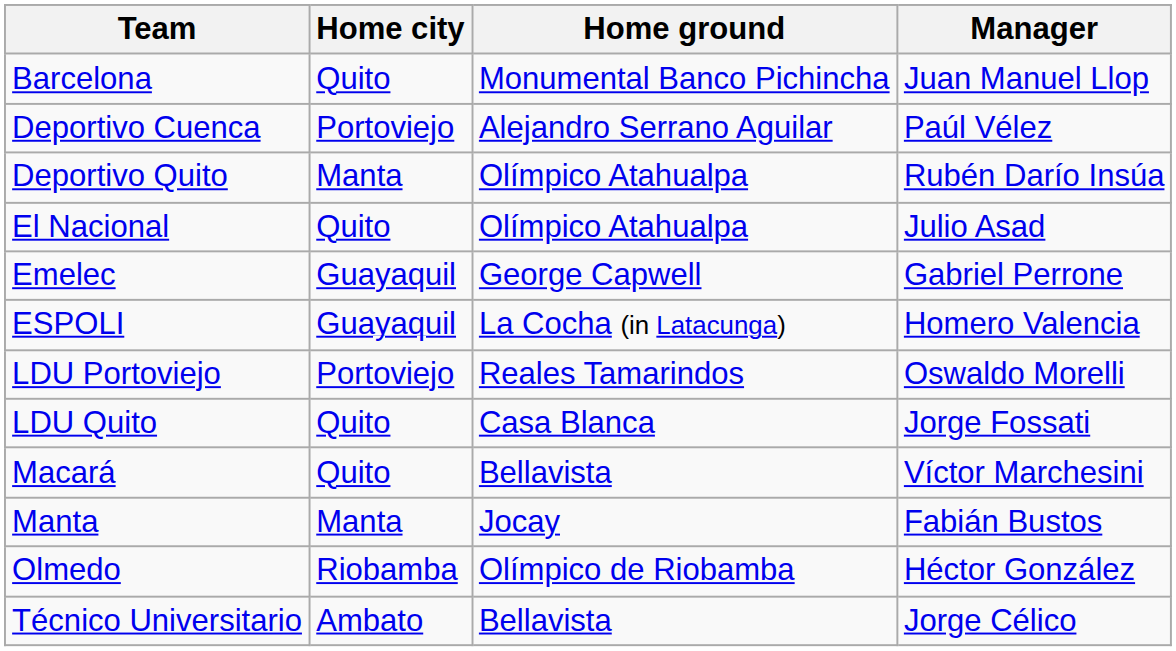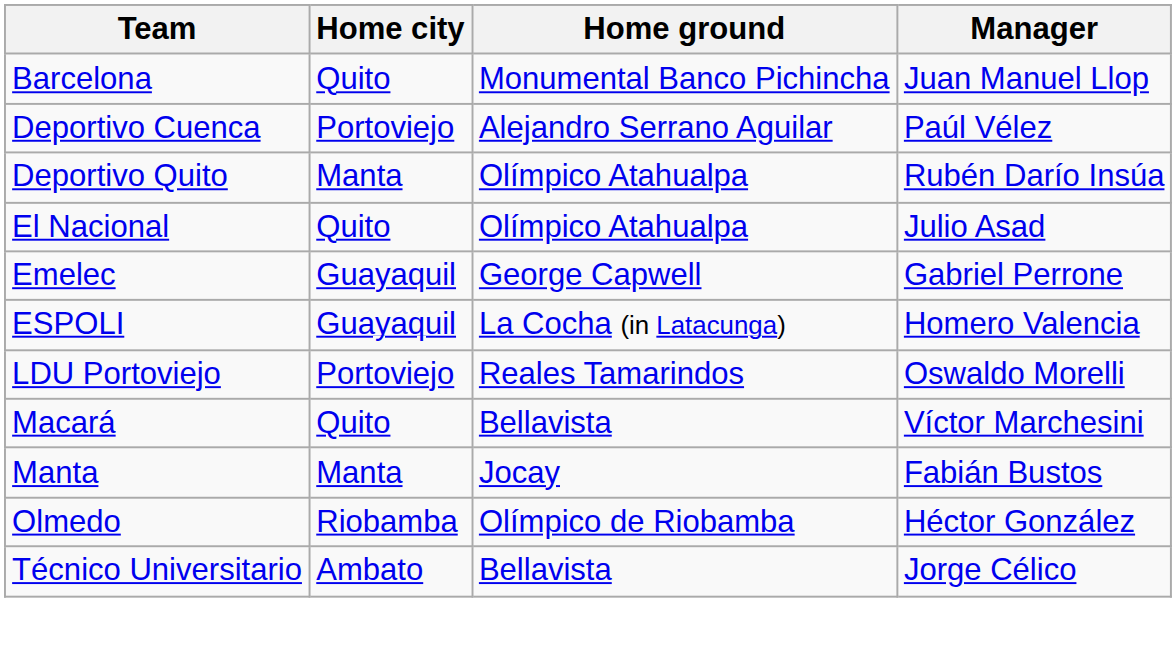- row: (85, 422)
